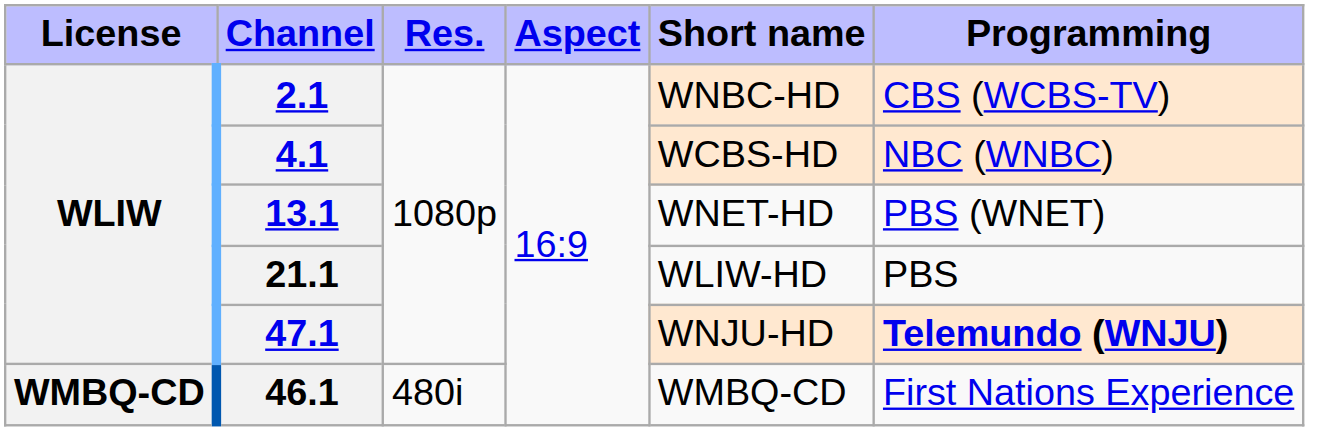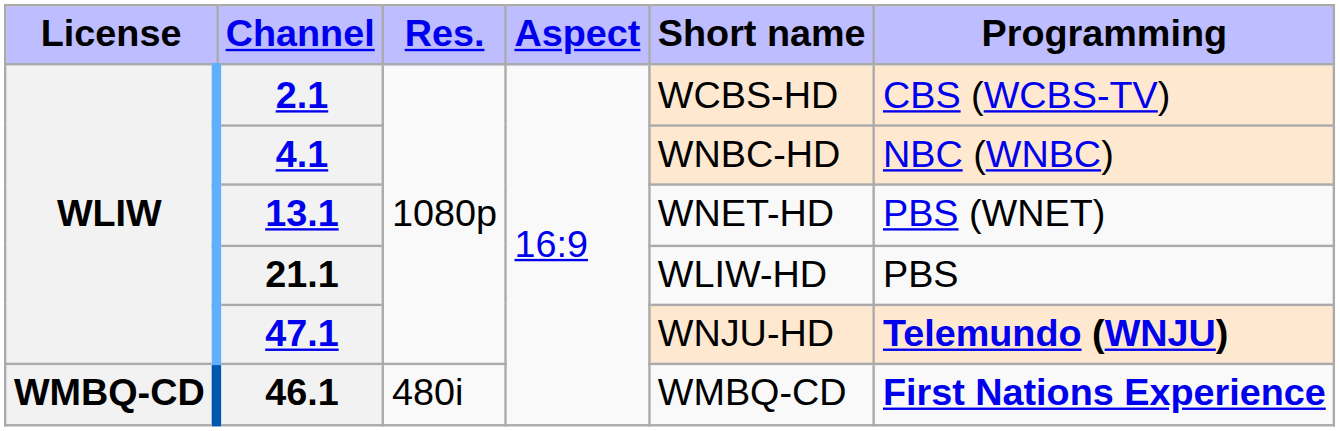(749, 94) WNBC-HD -> (748, 94) WCBS-HD
(748, 154) WCBS-HD -> (749, 154) WNBC-HD
(1089, 393) normal -> (1104, 393) bold
